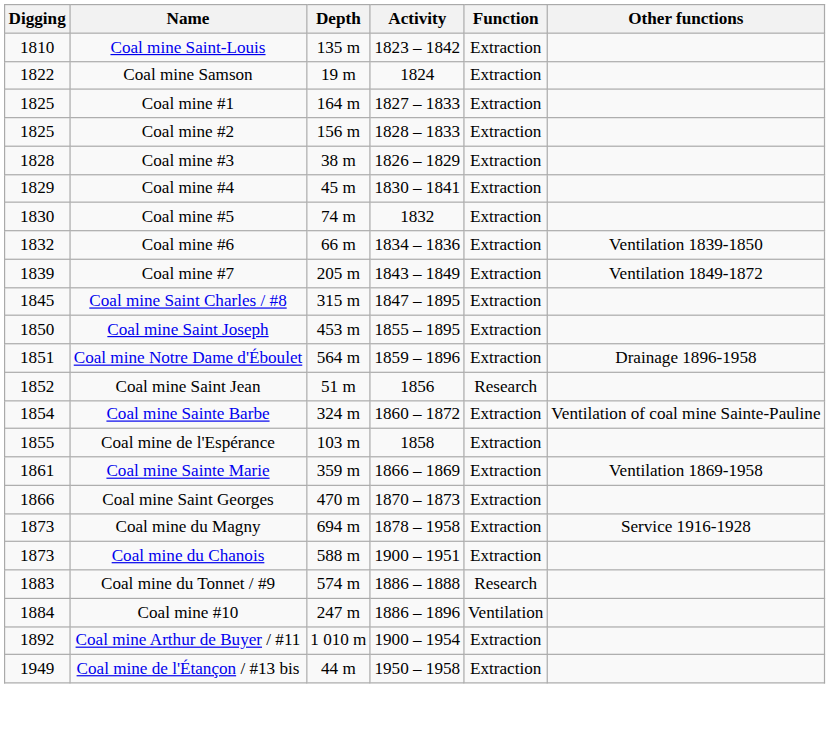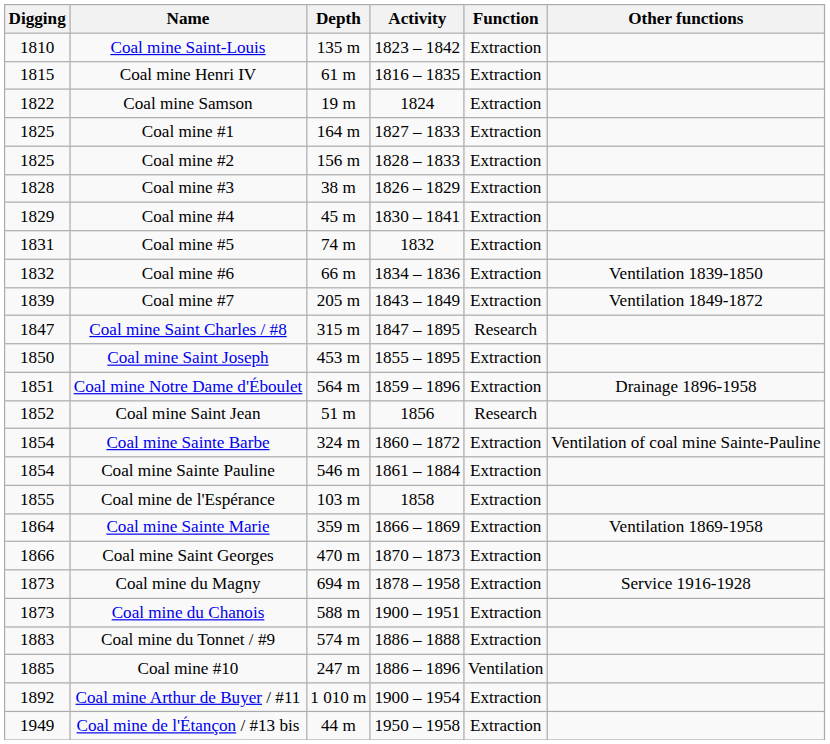+ row: (188, 75)
(37, 216) 1830 -> (37, 245) 1831
(37, 301) 1845 -> (37, 329) 1847
(506, 301) Extraction -> (506, 329) Research
+ row: (188, 471)
(37, 471) 1861 -> (37, 527) 1864
(506, 584) Research -> (506, 640) Extraction
(37, 612) 1884 -> (37, 669) 1885
